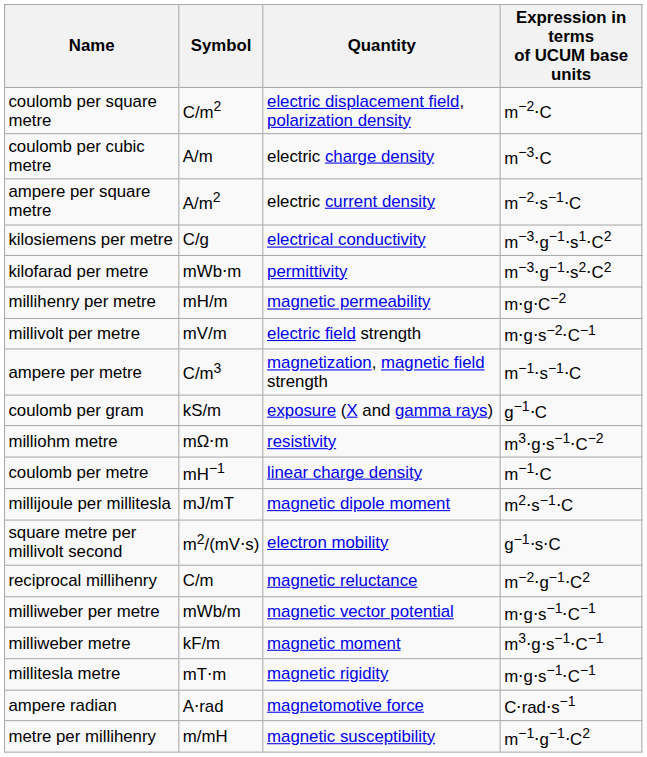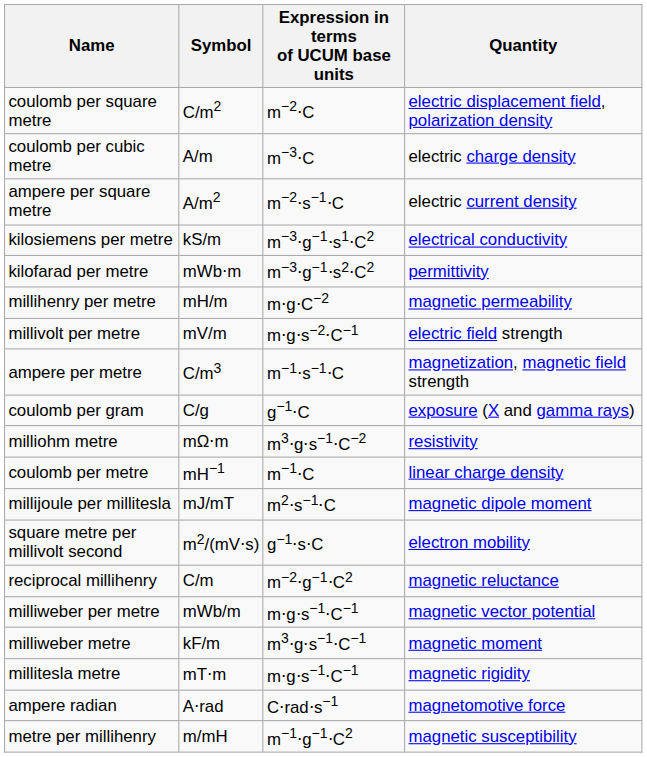columns swapped: (382, 46) <-> (571, 46)
(196, 240) C/g -> (202, 240) kS/m
(202, 410) kS/m -> (196, 410) C/g
